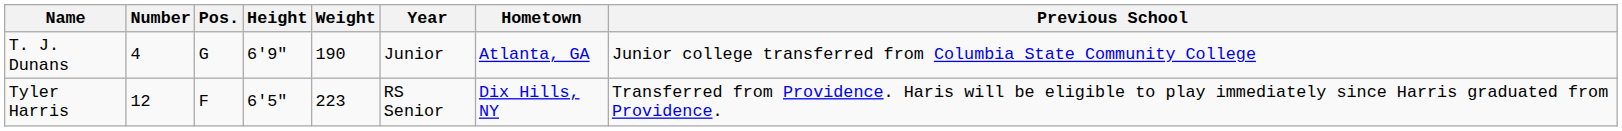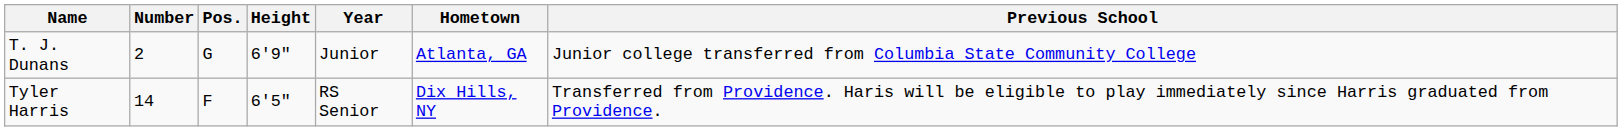- column: (346, 18)
(135, 55) 4 -> (139, 55) 2
(141, 102) 12 -> (144, 102) 14
